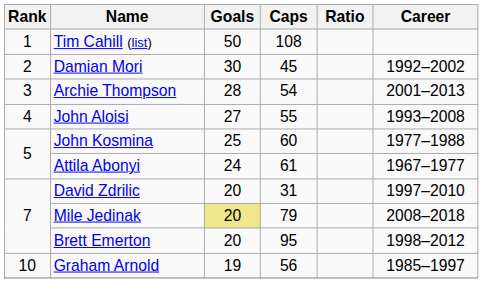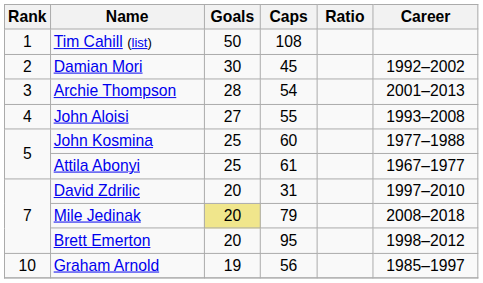(232, 166) 24 -> (232, 166) 25
